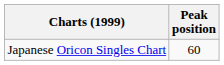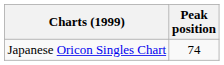(194, 49) 60 -> (194, 49) 74
